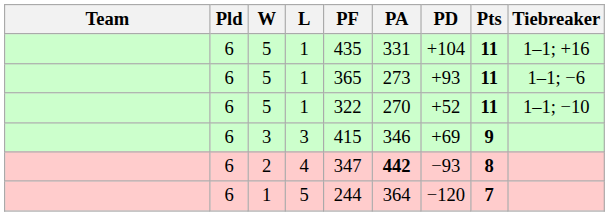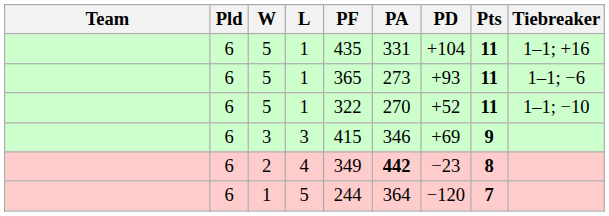(348, 166) 347 -> (348, 166) 349
(446, 166) −93 -> (446, 166) −23
